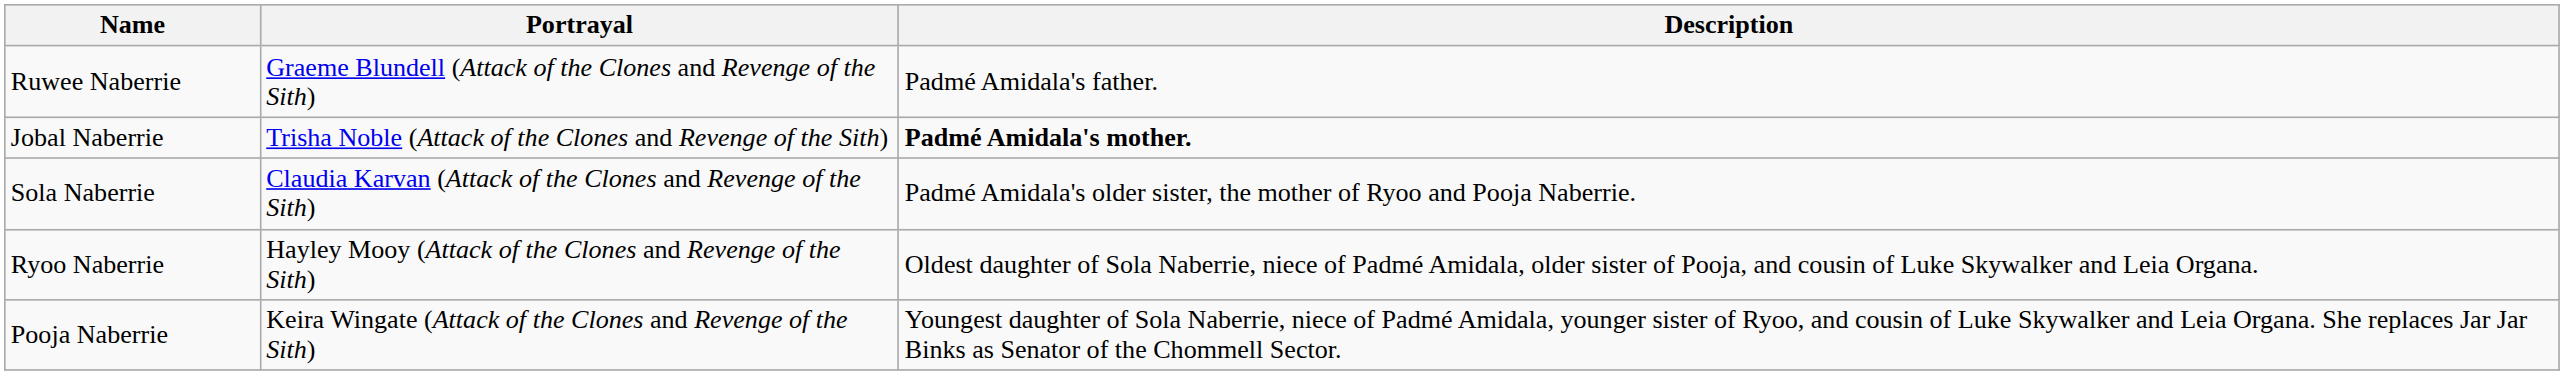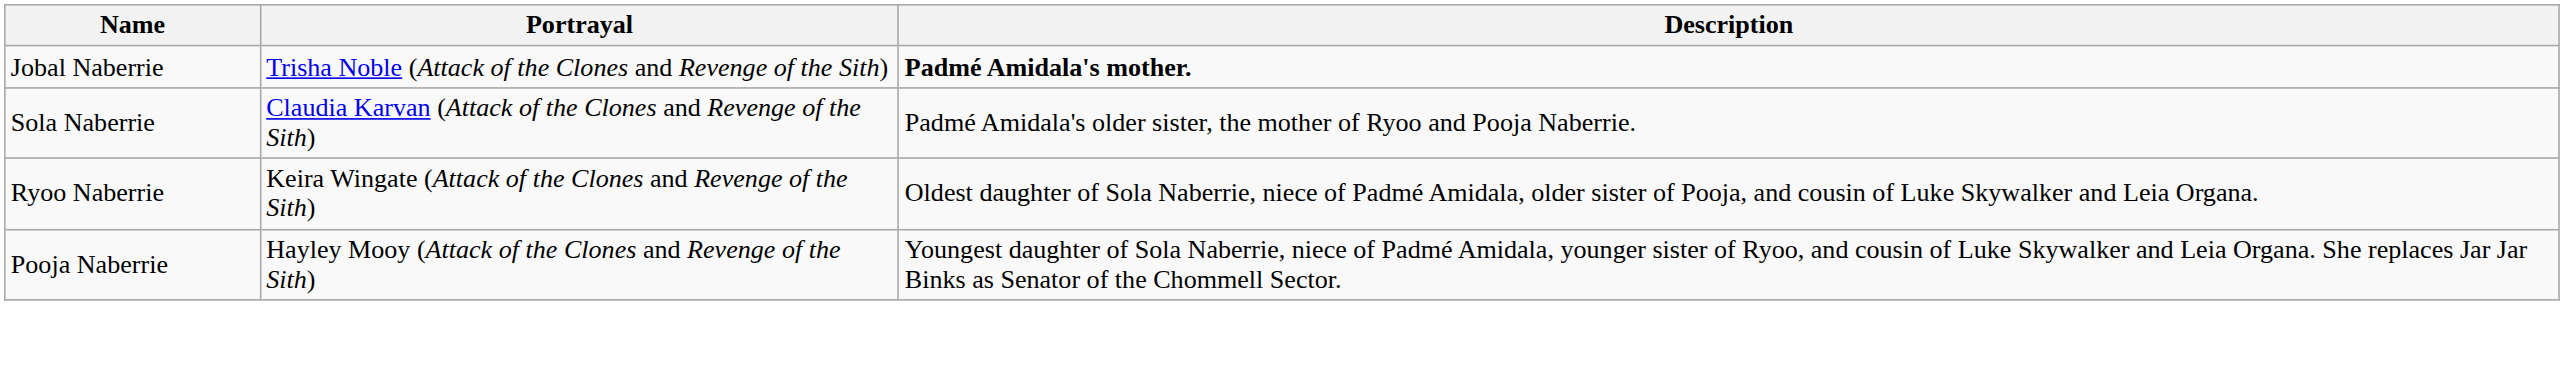- row: (96, 81)
(553, 263) Hayley Mooy (Attack of the Clones and Revenge of the Sith) -> (557, 193) Keira Wingate (Attack of the Clones and Revenge of the Sith)
(557, 334) Keira Wingate (Attack of the Clones and Revenge of the Sith) -> (553, 263) Hayley Mooy (Attack of the Clones and Revenge of the Sith)
